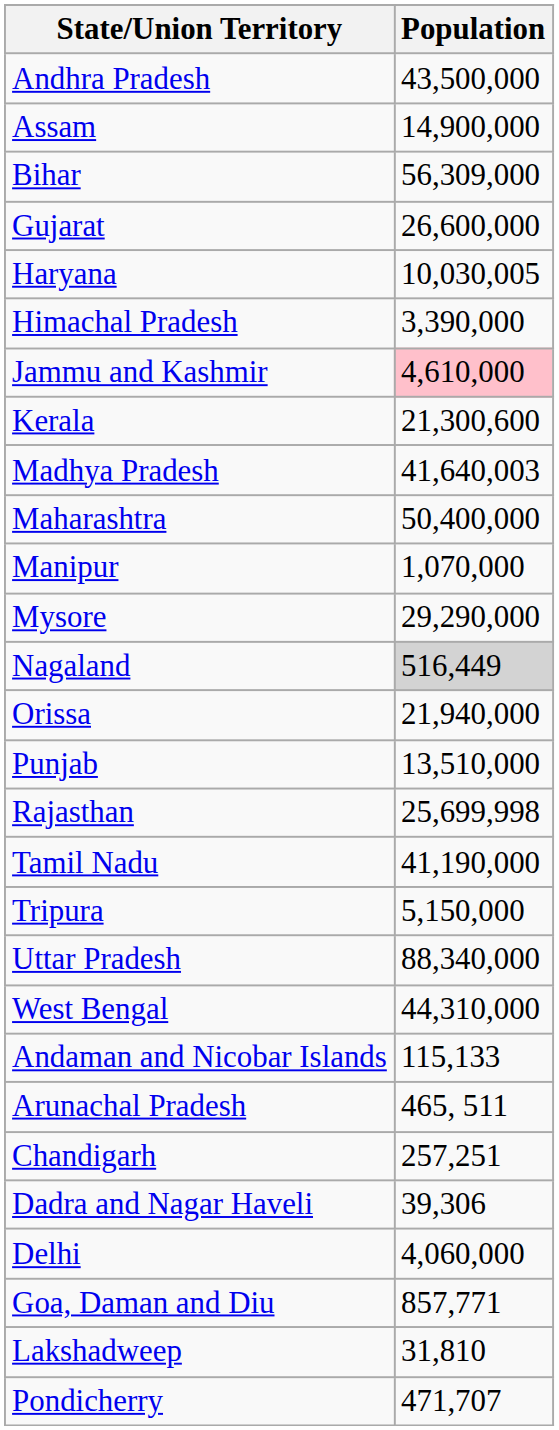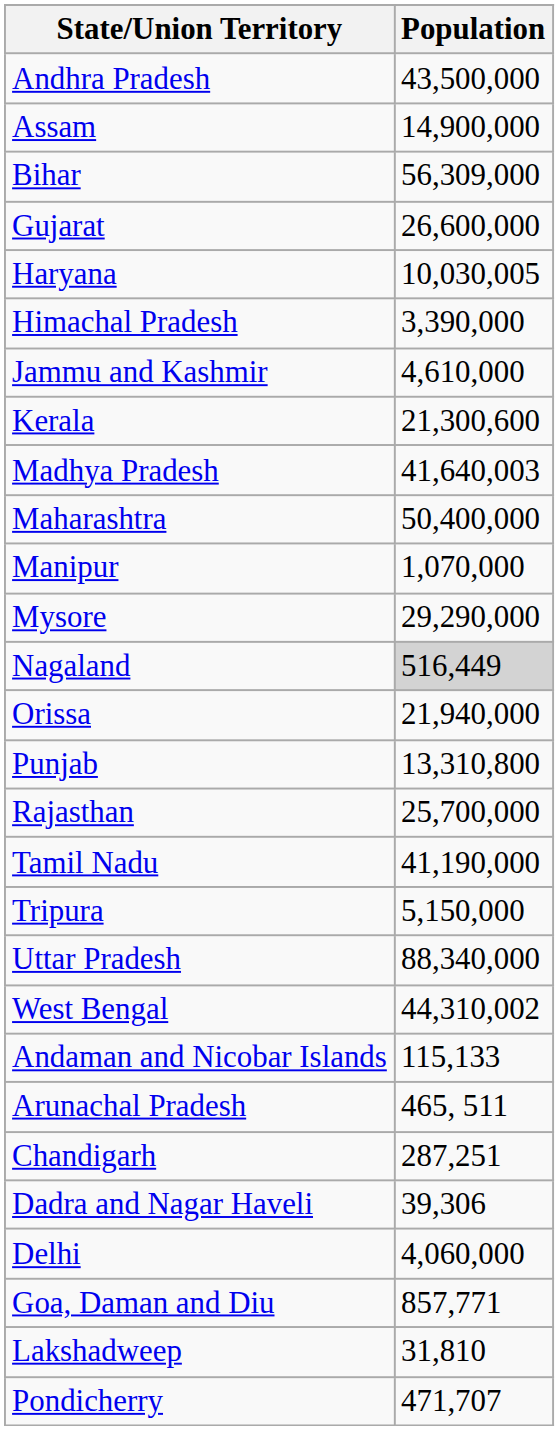(463, 371) pink background -> (463, 371) no background
(471, 763) 13,510,000 -> (471, 763) 13,310,800
(471, 812) 25,699,998 -> (471, 812) 25,700,000
(471, 1008) 44,310,000 -> (471, 1008) 44,310,002
(451, 1155) 257,251 -> (451, 1155) 287,251
